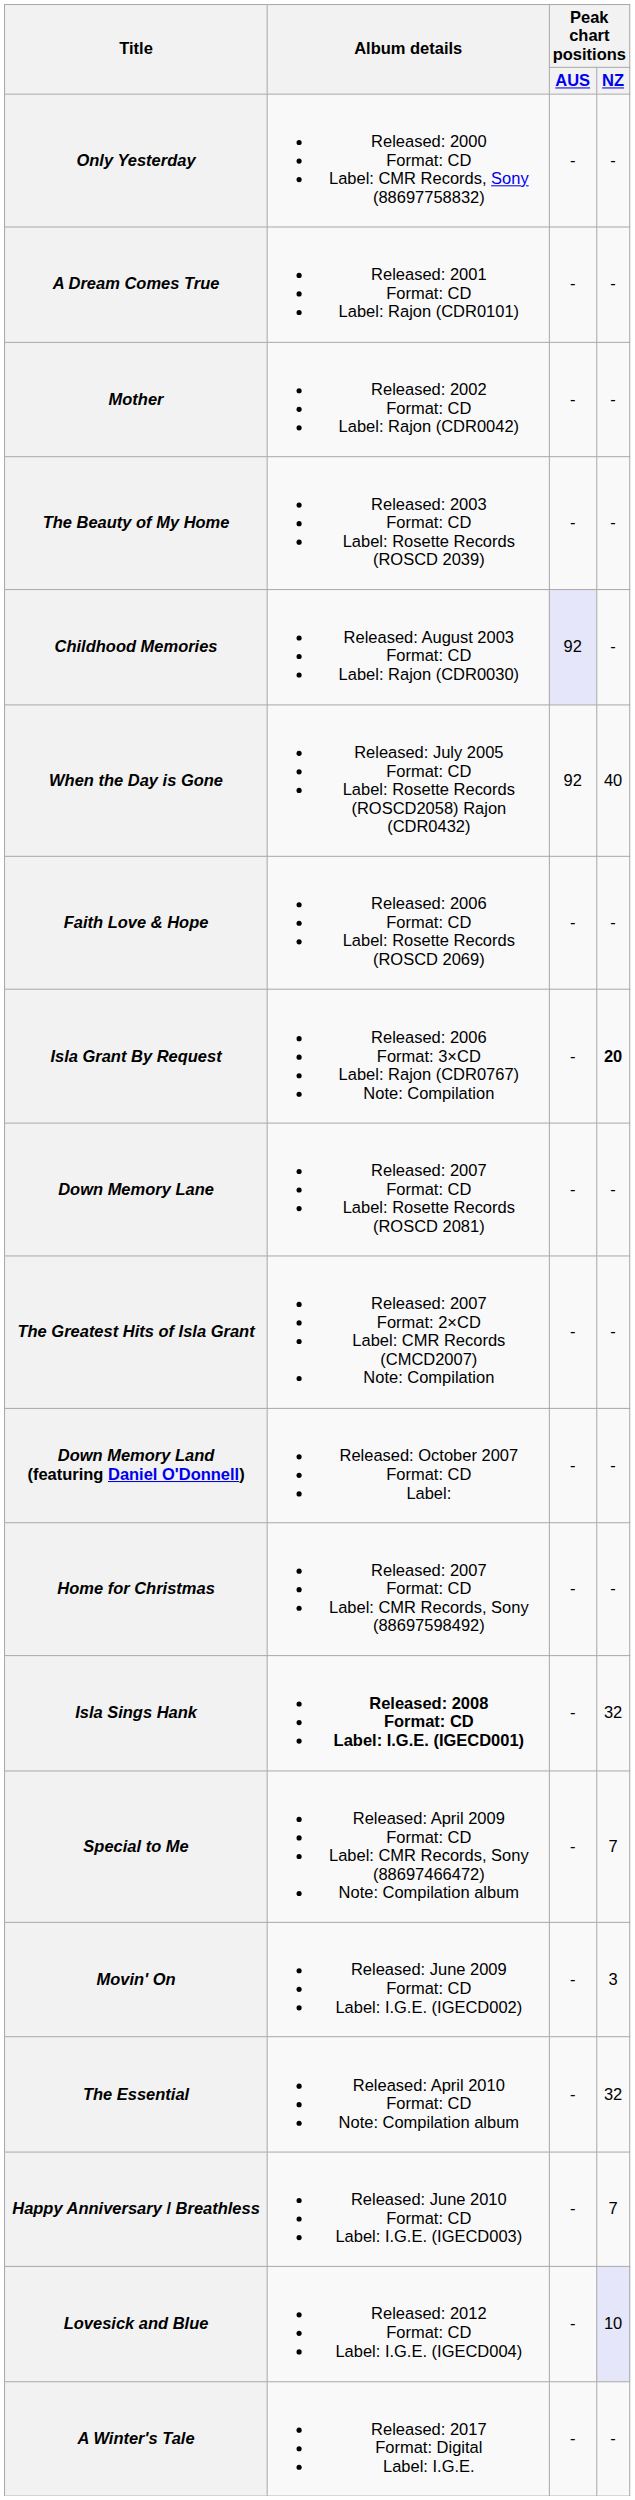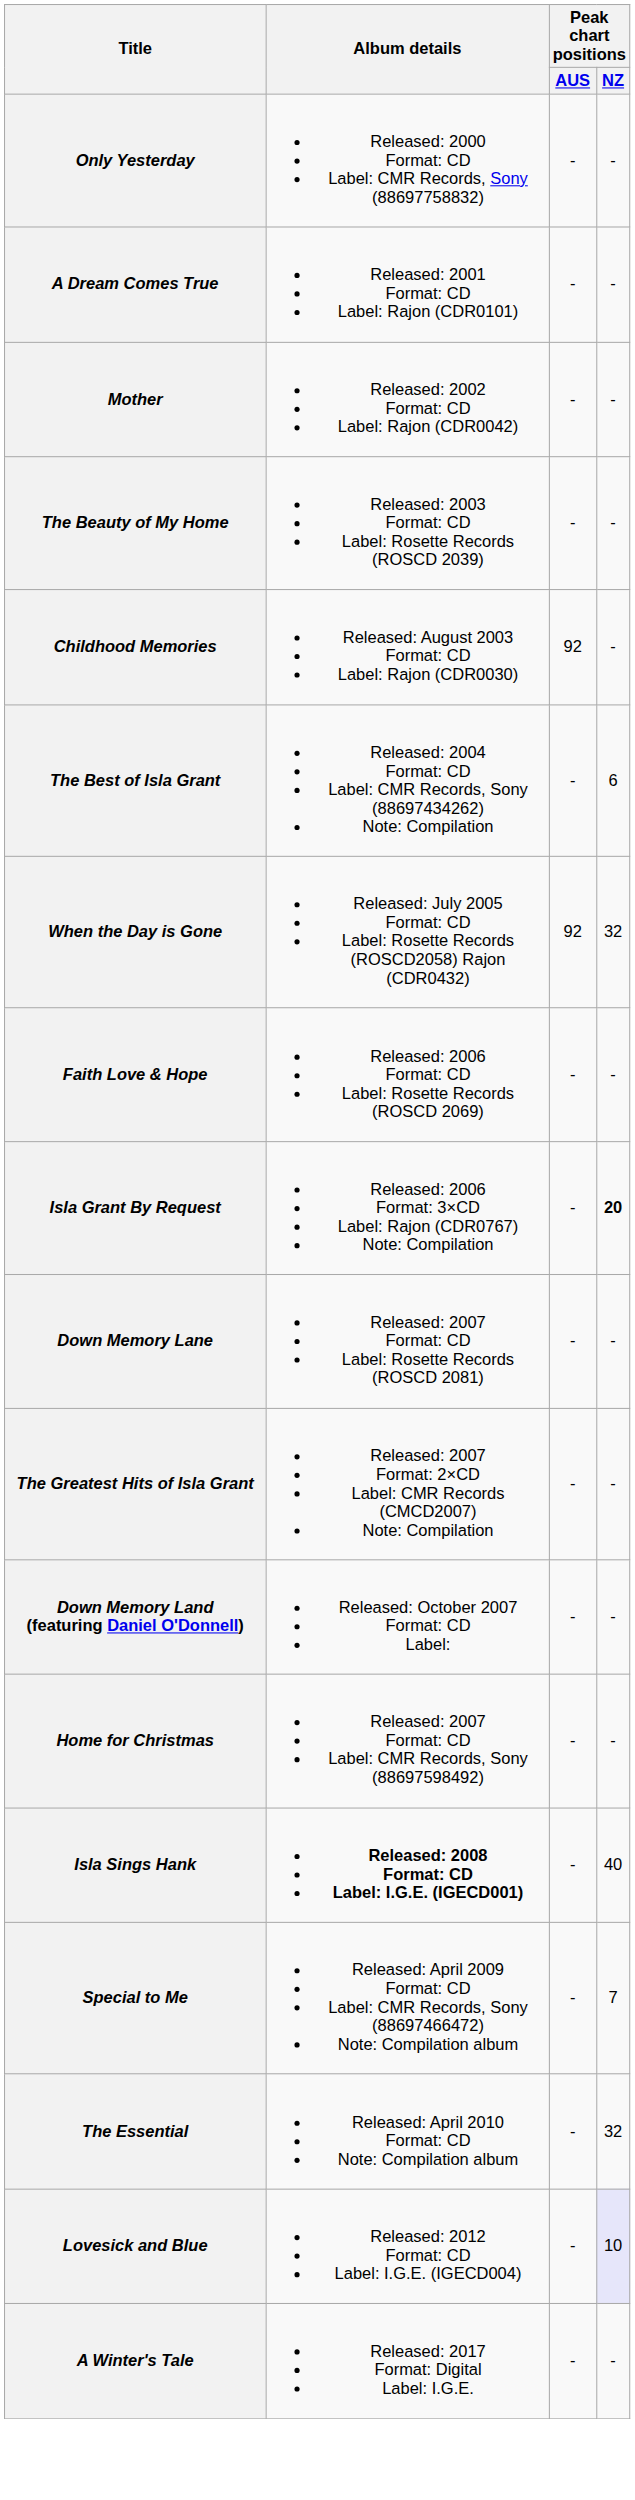(573, 647) lavender background -> (573, 647) no background
+ row: (135, 780)
(613, 780) 40 -> (613, 932) 32
(613, 1713) 32 -> (613, 1865) 40
- row: (136, 1979)
- row: (136, 2209)
